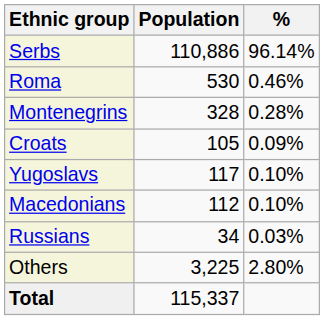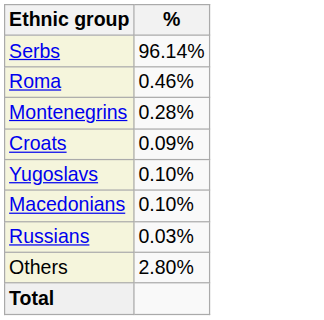- column: (189, 19)
